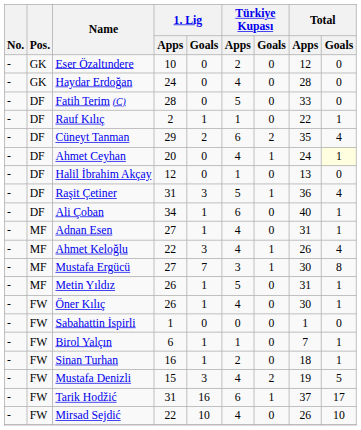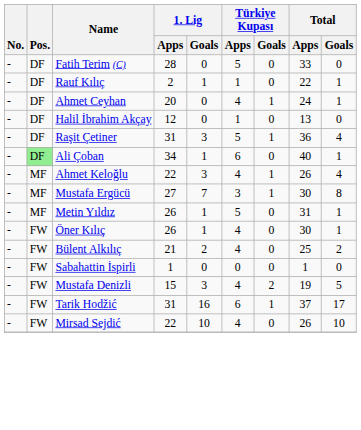- row: (95, 63)
- row: (94, 82)
- row: (92, 138)
(339, 156) lightyellow background -> (339, 100) no background
(37, 212) no background -> (37, 156) lightgreen background
- row: (84, 230)
+ row: (88, 249)
- row: (84, 341)
- row: (87, 360)
